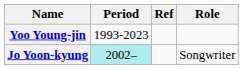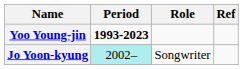columns swapped: (207, 14) <-> (164, 14)
(121, 34) normal -> (121, 34) bold
